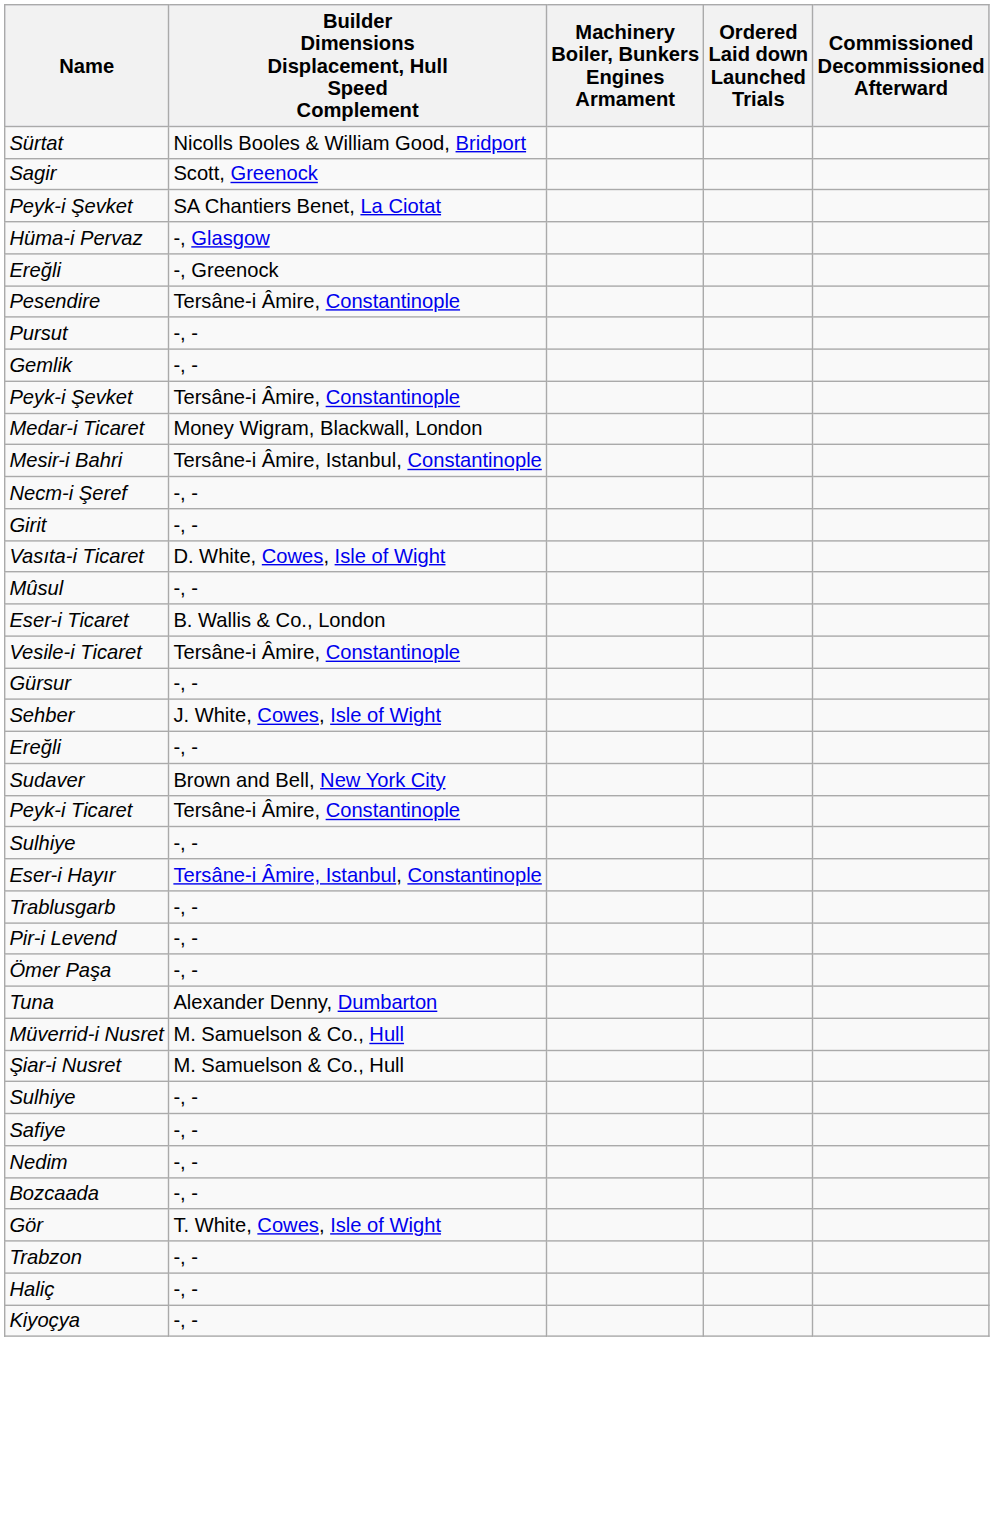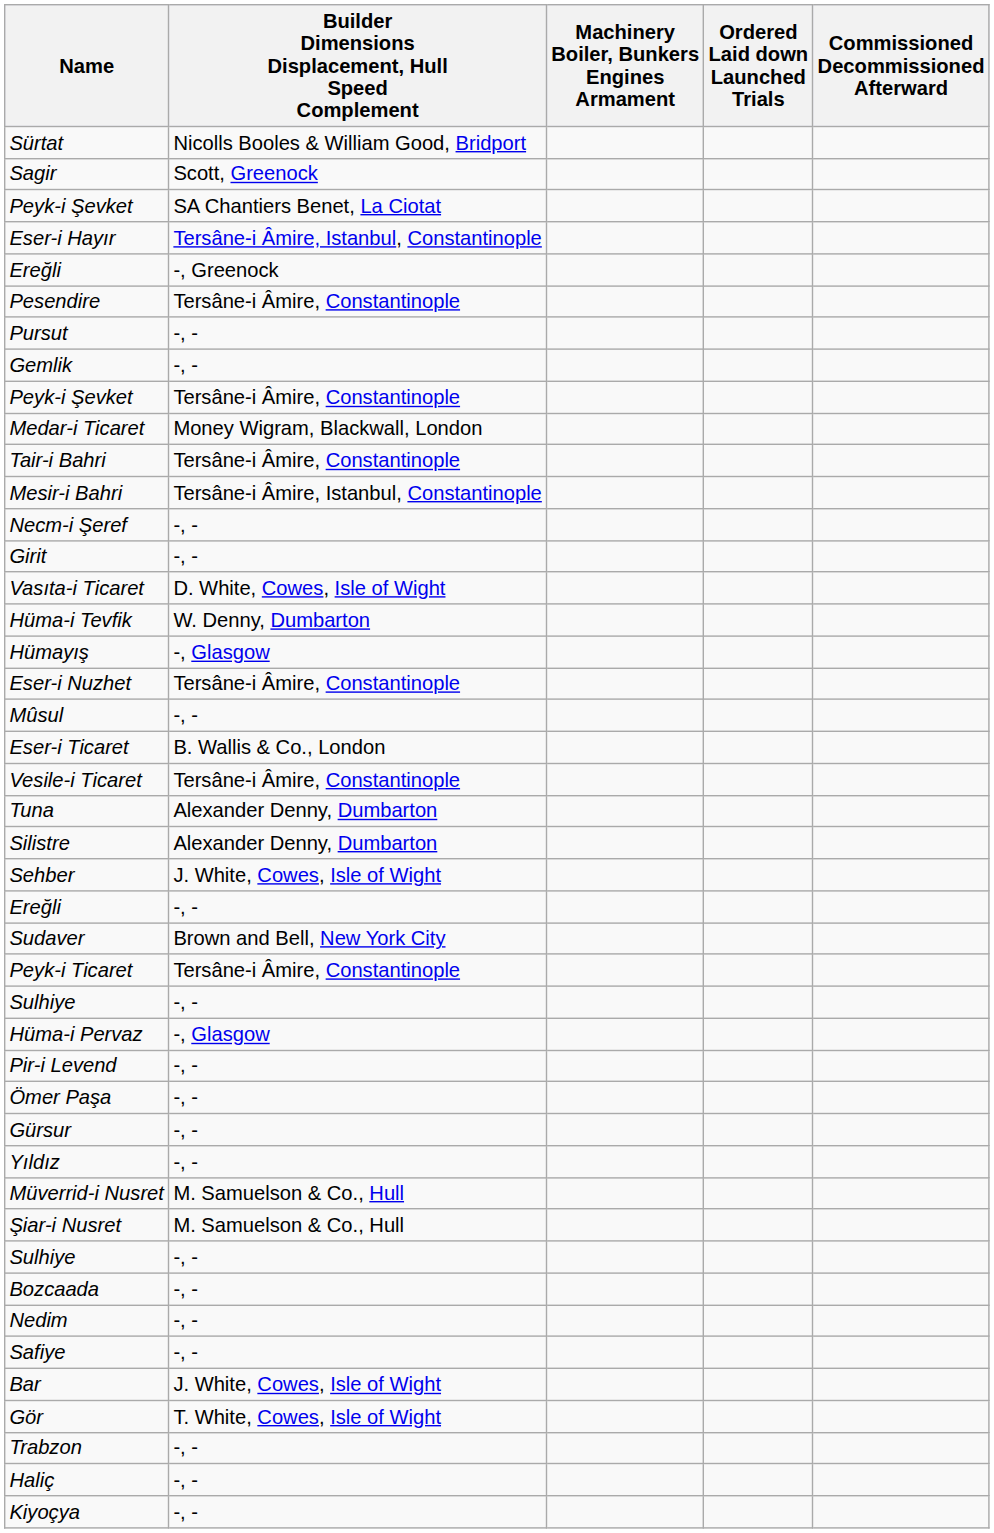rows swapped: (62, 875) <-> (76, 238)
+ row: (58, 461)
+ row: (71, 620)
+ row: (49, 652)
+ row: (70, 684)
rows swapped: (32, 1002) <-> (40, 684)
+ row: (40, 843)
- row: (62, 907)
+ row: (35, 1162)
rows swapped: (37, 1130) <-> (54, 1194)
+ row: (25, 1385)
